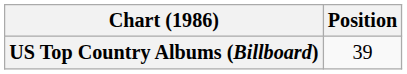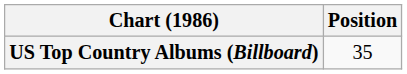(363, 52) 39 -> (363, 52) 35
